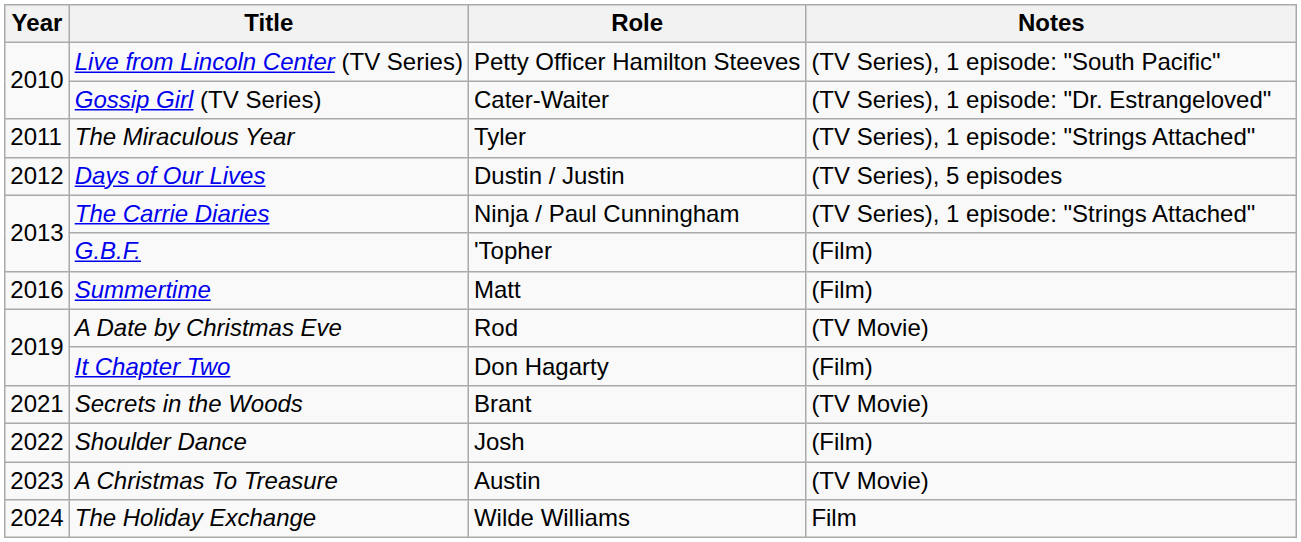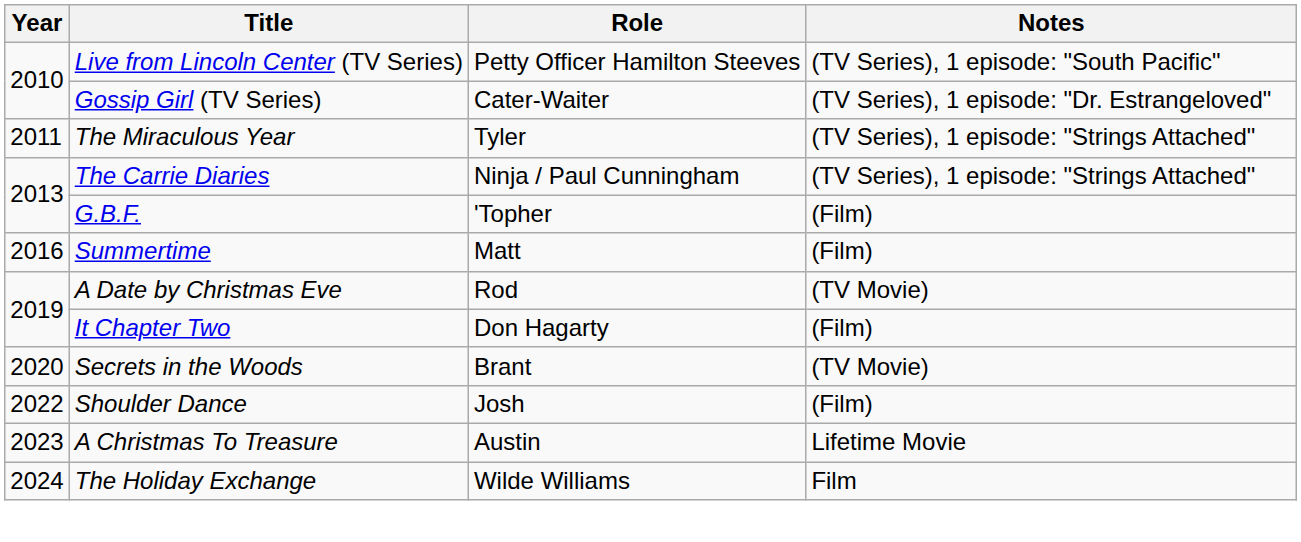- row: (170, 175)
(37, 404) 2021 -> (37, 366) 2020
(870, 480) (TV Movie) -> (889, 442) Lifetime Movie
